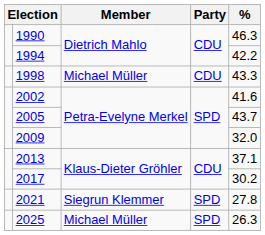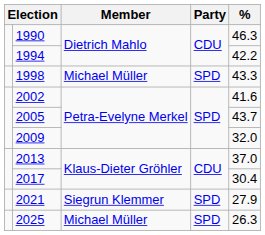(208, 76) CDU -> (207, 76) SPD
(245, 158) 37.1 -> (245, 158) 37.0
(245, 179) 30.2 -> (245, 179) 30.4
(245, 199) 27.8 -> (245, 199) 27.9
